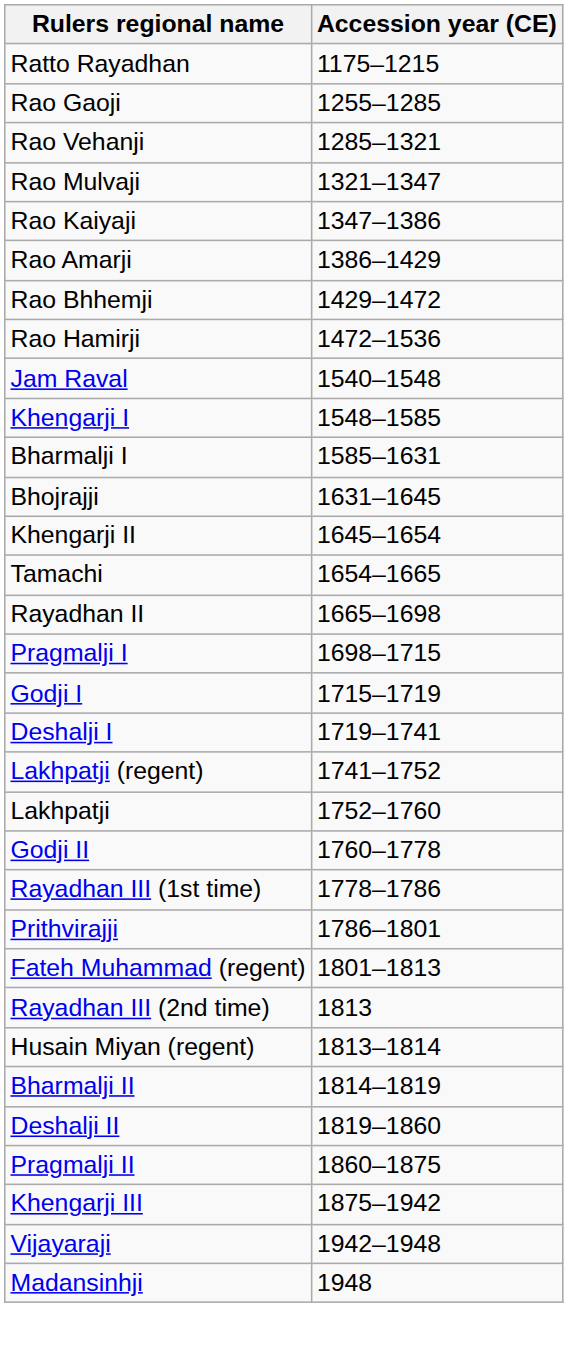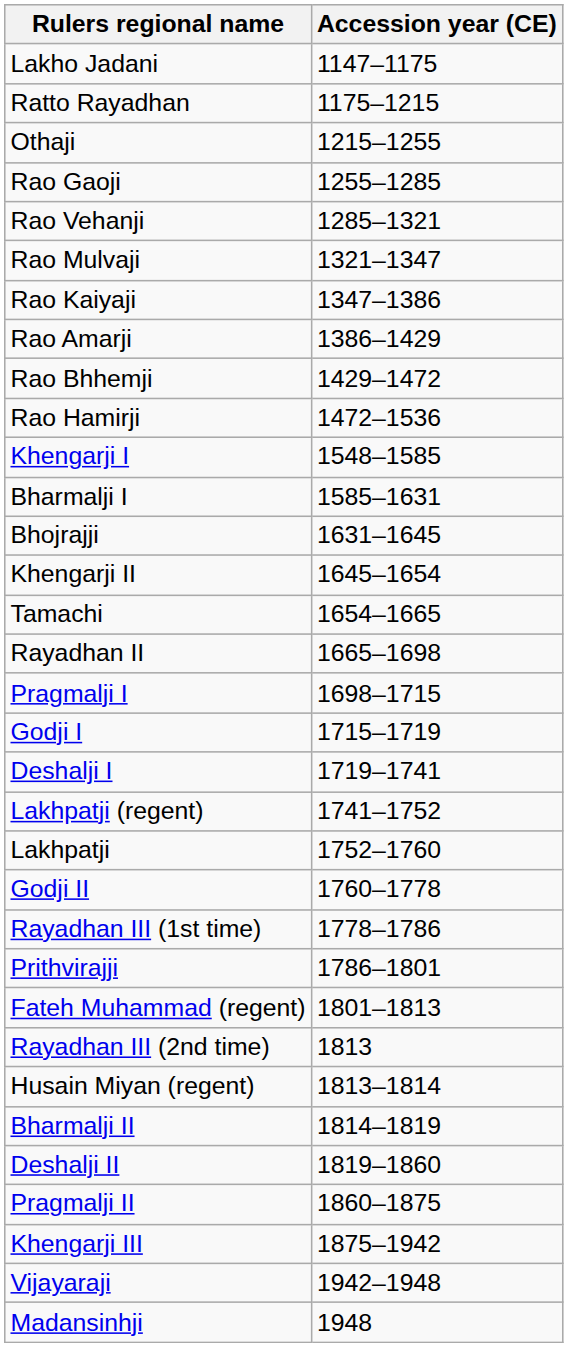+ row: (84, 63)
+ row: (43, 142)
- row: (69, 378)
